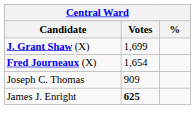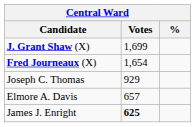(132, 79) 909 -> (132, 79) 929
+ row: (42, 96)
